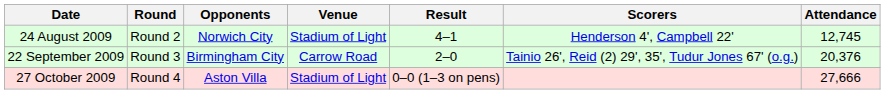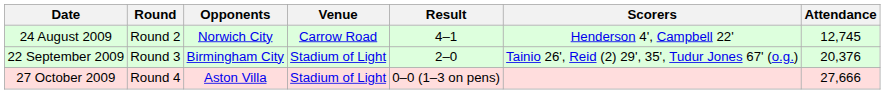(338, 36) Stadium of Light -> (338, 36) Carrow Road
(338, 57) Carrow Road -> (338, 57) Stadium of Light
